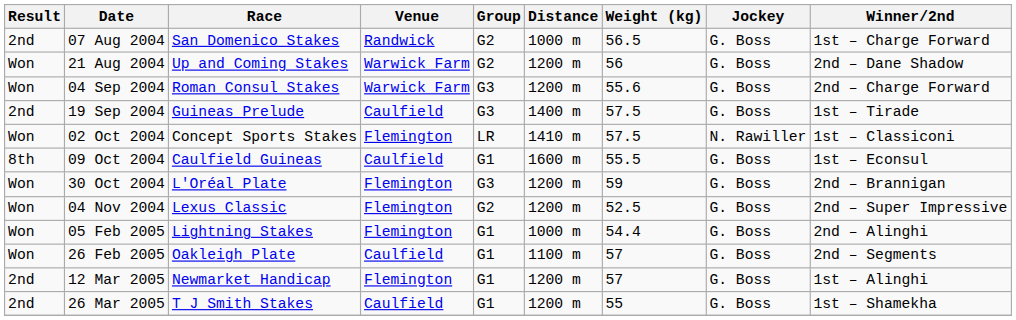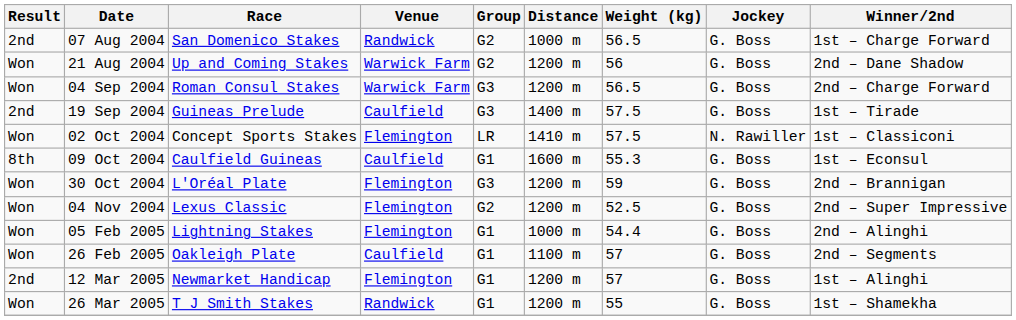(623, 88) 55.6 -> (623, 88) 56.5
(623, 160) 55.5 -> (623, 160) 55.3
(21, 304) 2nd -> (21, 304) Won
(404, 304) Caulfield -> (399, 304) Randwick
